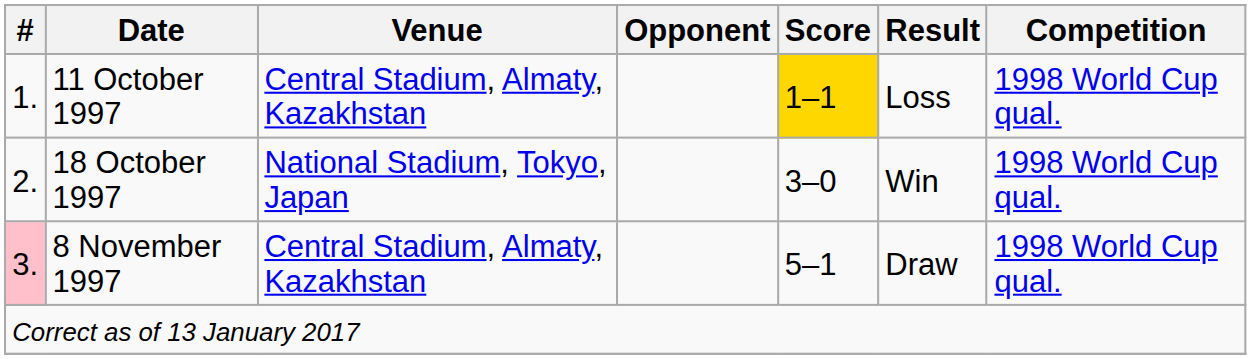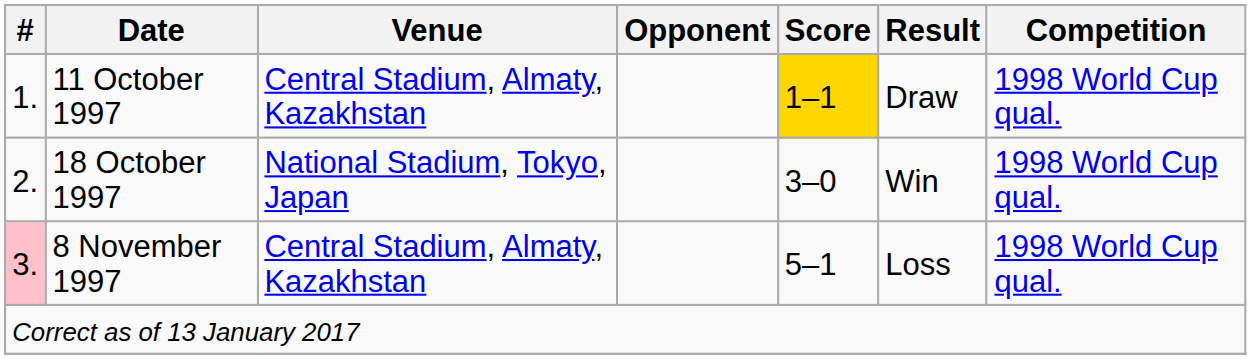(918, 96) Loss -> (922, 96) Draw
(922, 264) Draw -> (918, 264) Loss
